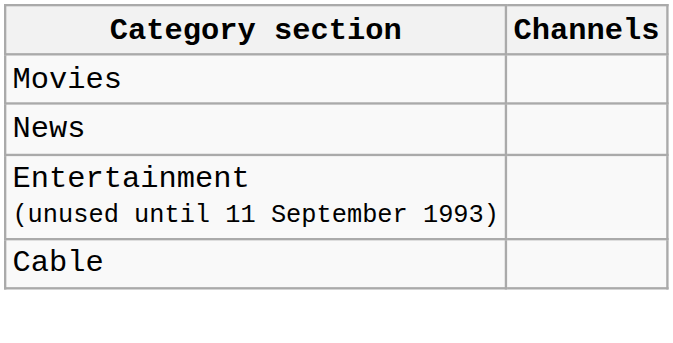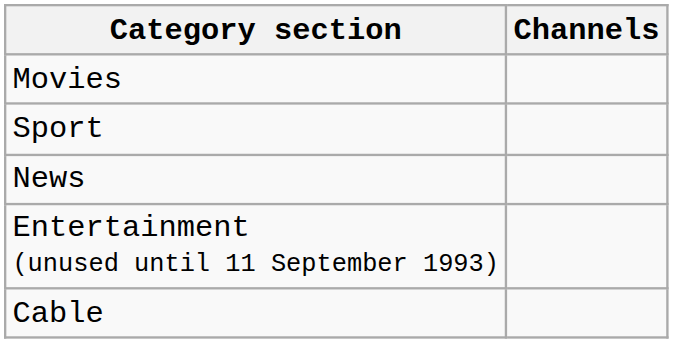+ row: (58, 129)
